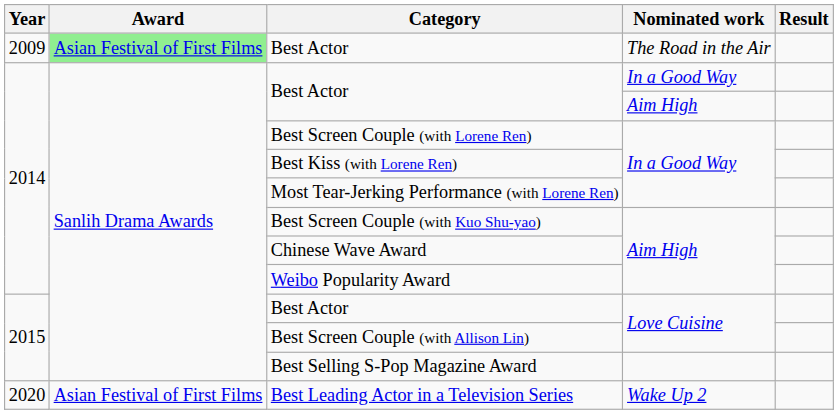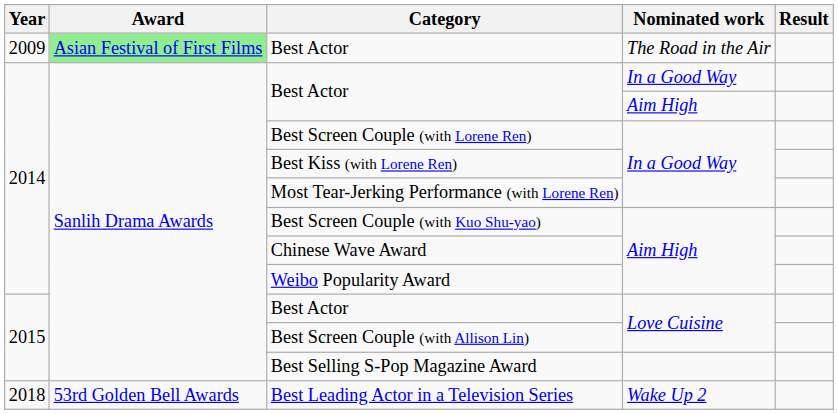(27, 395) 2020 -> (27, 395) 2018
(158, 395) Asian Festival of First Films -> (146, 395) 53rd Golden Bell Awards
